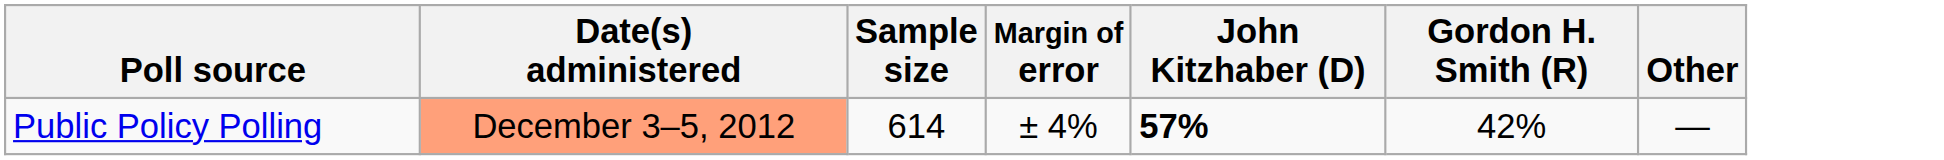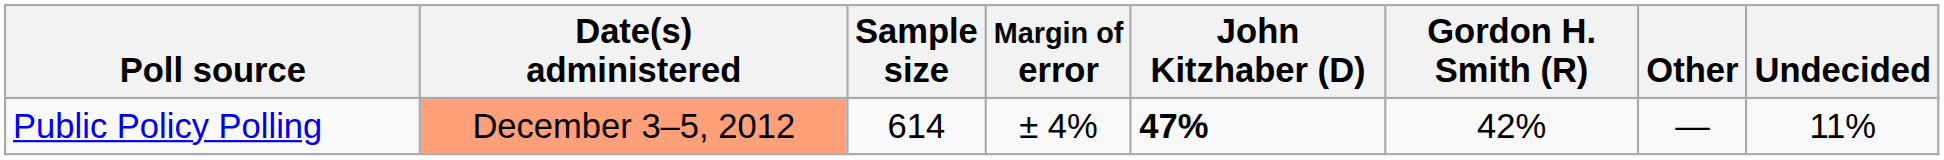+ column: (1843, 70)
(1174, 125) 57% -> (1174, 125) 47%
